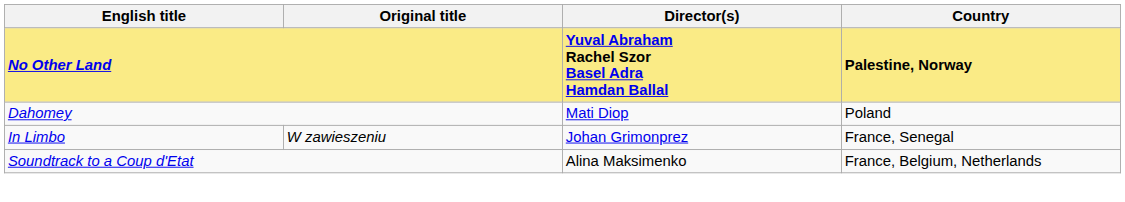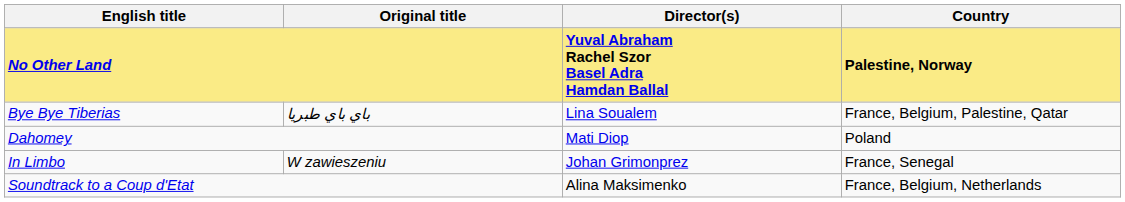+ row: (64, 114)
